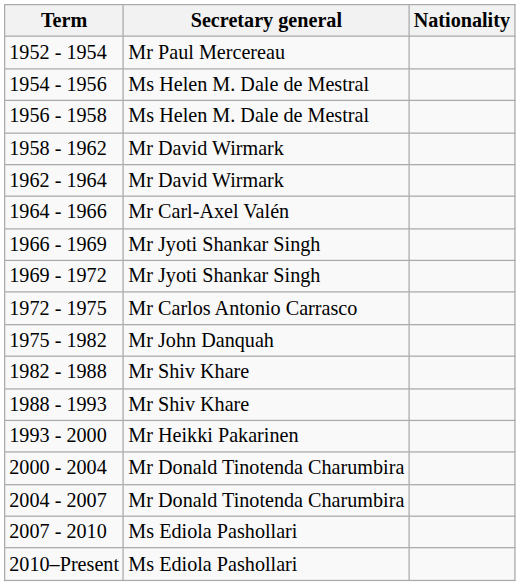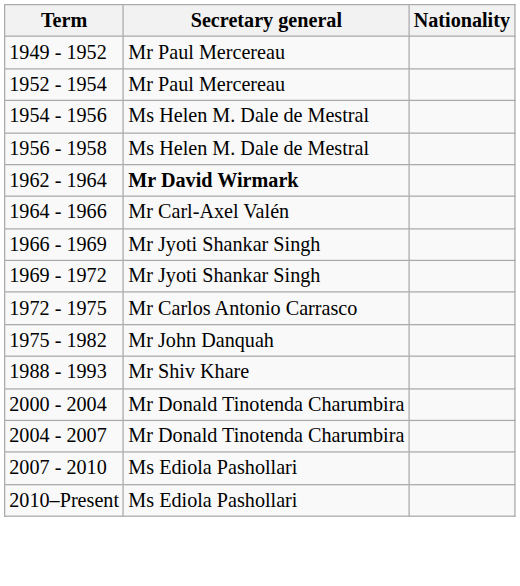+ row: (58, 52)
- row: (58, 148)
(206, 180) normal -> (213, 180) bold
- row: (58, 372)
- row: (58, 436)
